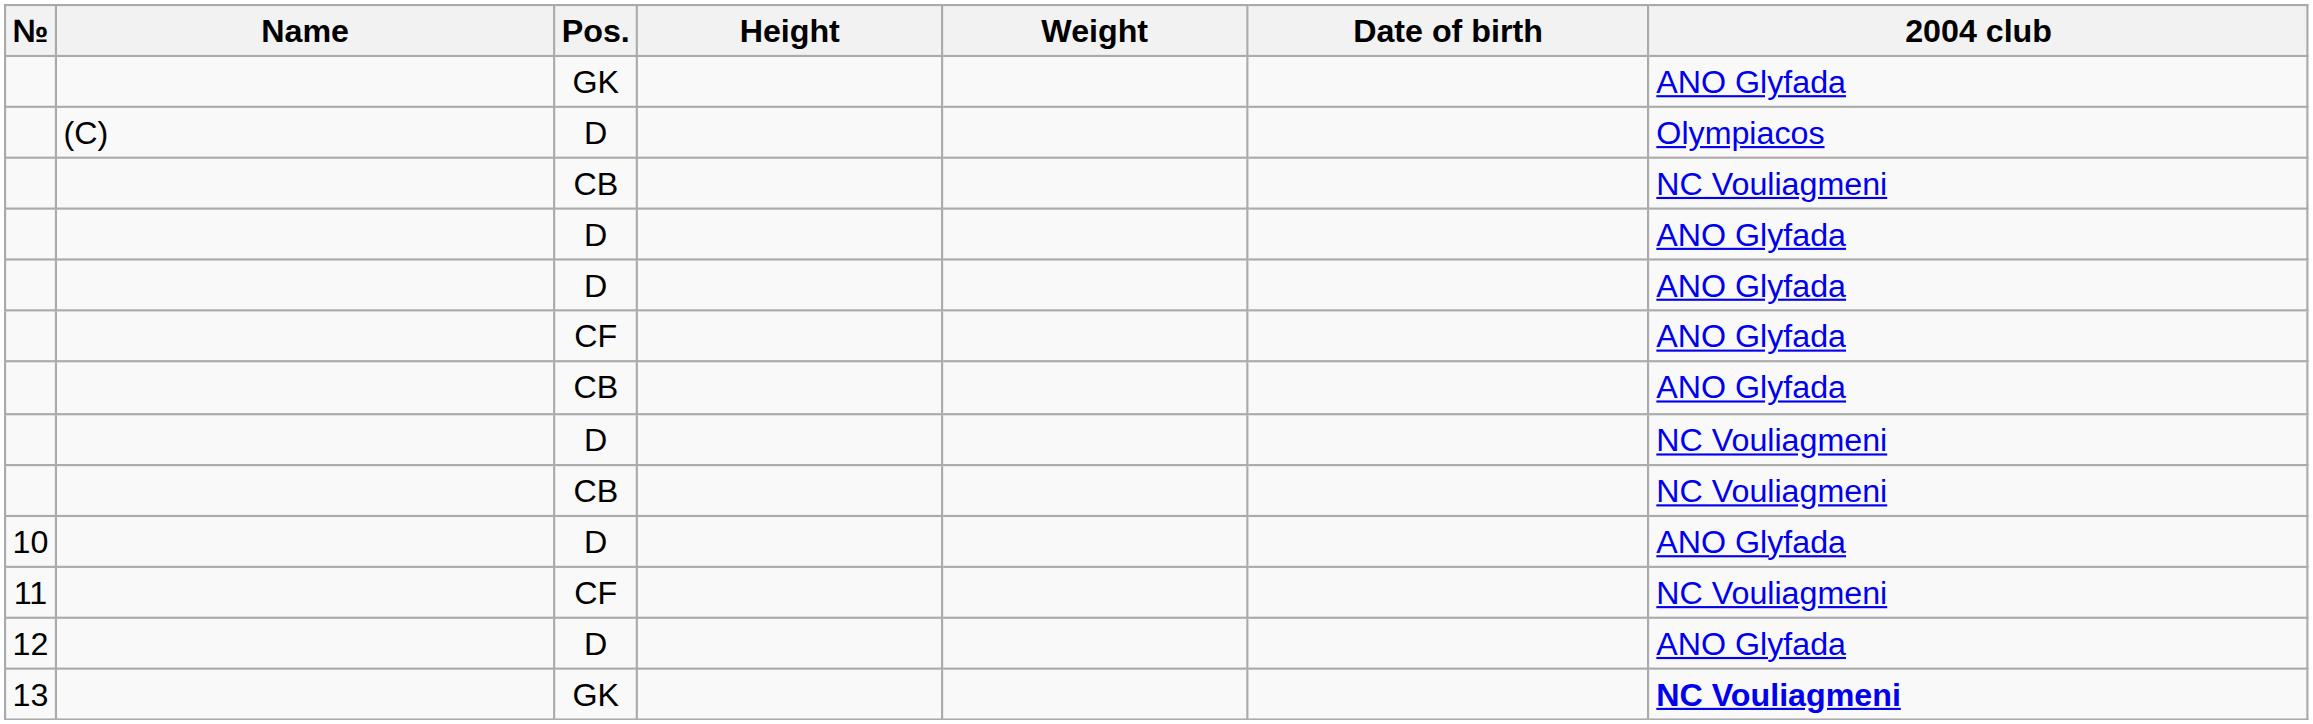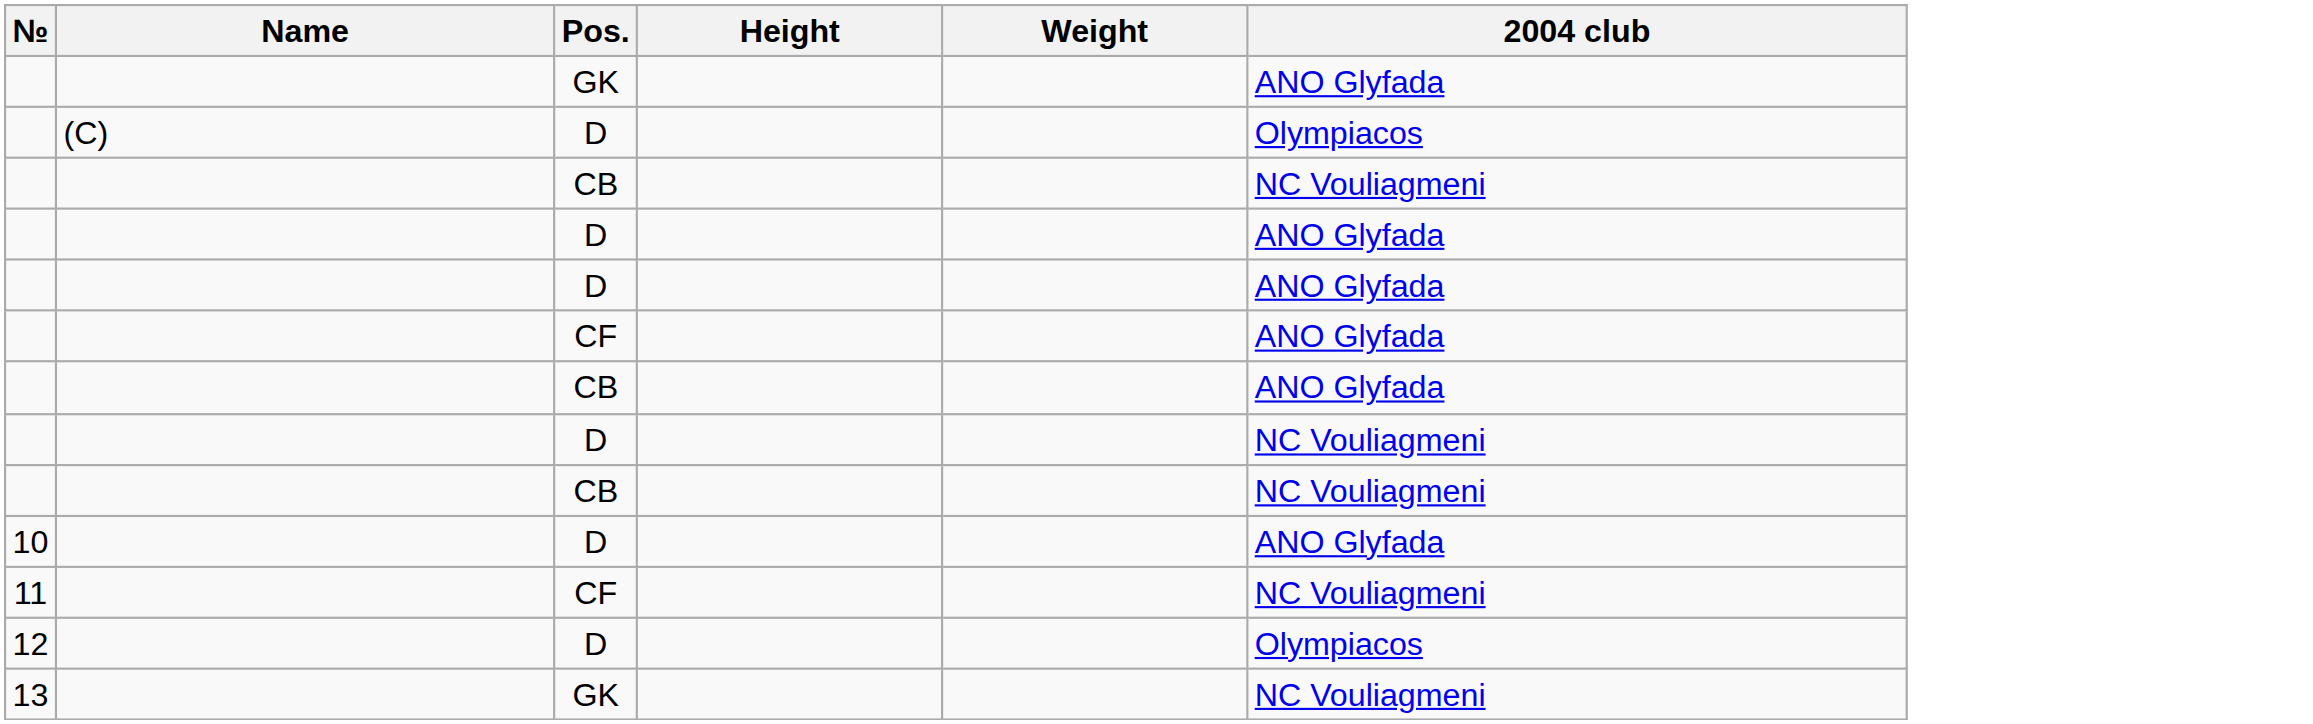- column: (1448, 31)
(1751, 643) ANO Glyfada -> (1339, 643) Olympiacos
(1779, 694) bold -> (1370, 694) normal
